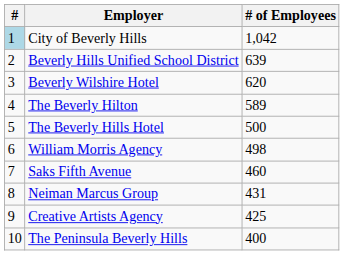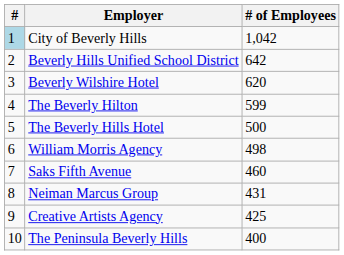(256, 60) 639 -> (256, 60) 642
(256, 104) 589 -> (256, 104) 599
